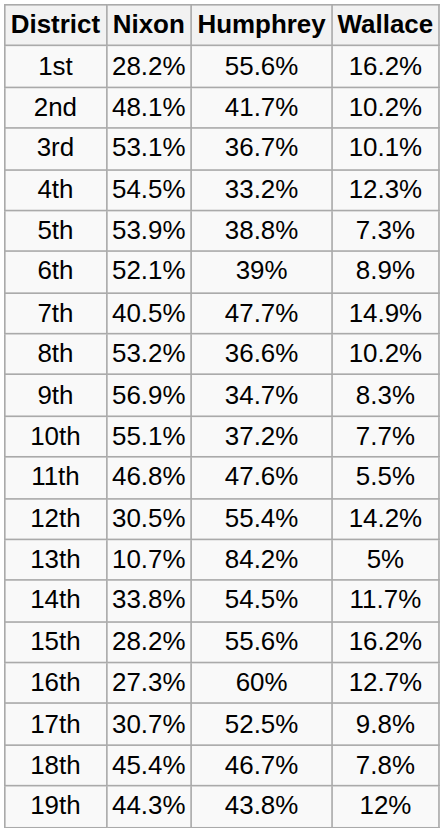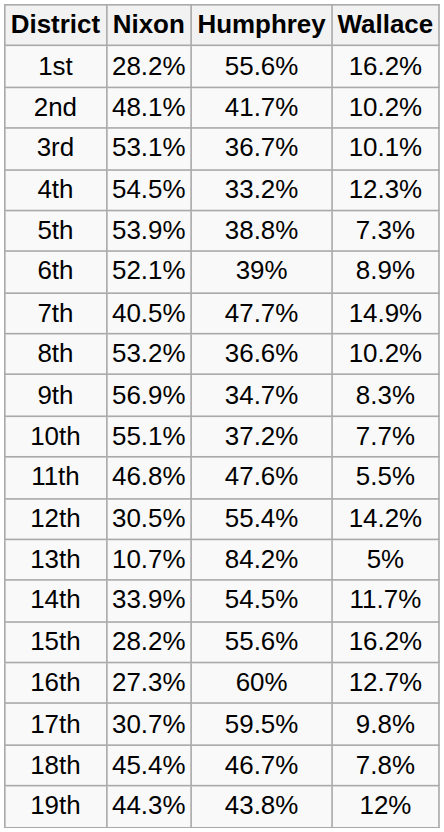(149, 600) 33.8% -> (149, 600) 33.9%
(262, 723) 52.5% -> (262, 723) 59.5%
